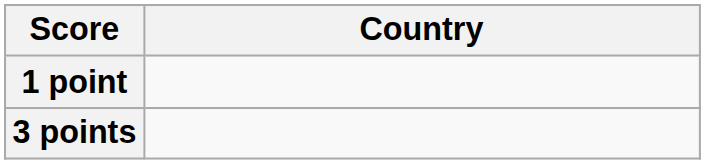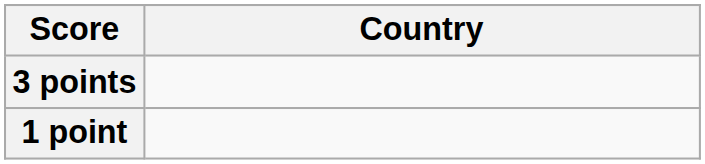rows swapped: (74, 132) <-> (74, 81)
